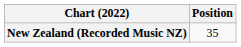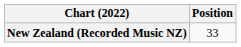(213, 32) 35 -> (213, 32) 33
